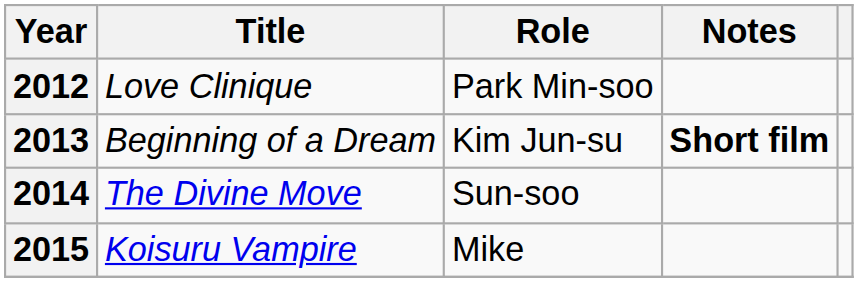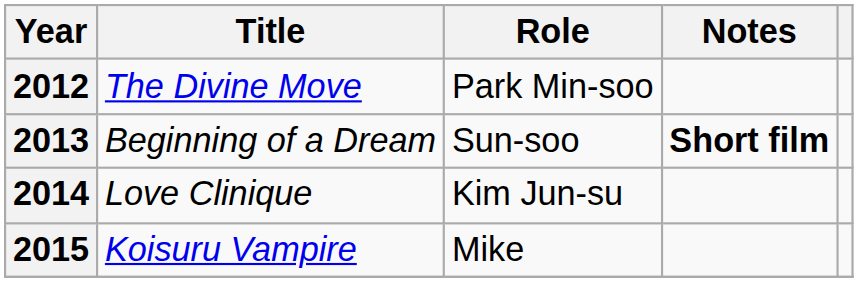(209, 85) Love Clinique -> (233, 85) The Divine Move
(538, 140) Kim Jun-su -> (516, 140) Sun-soo
(233, 194) The Divine Move -> (209, 194) Love Clinique
(516, 194) Sun-soo -> (538, 194) Kim Jun-su
